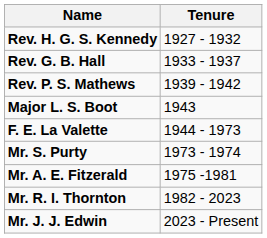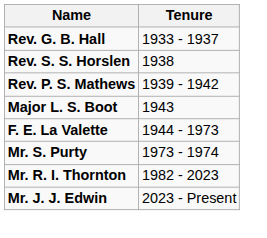- row: (82, 38)
+ row: (69, 61)
- row: (68, 175)
